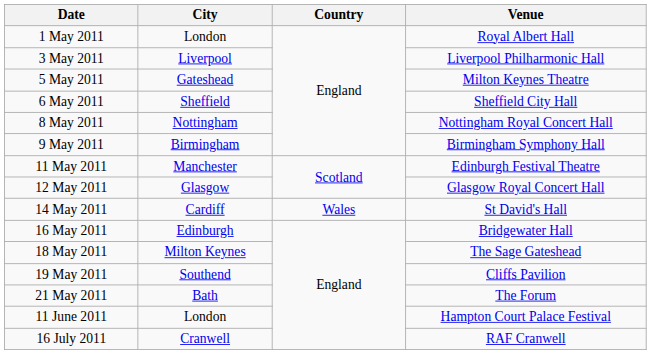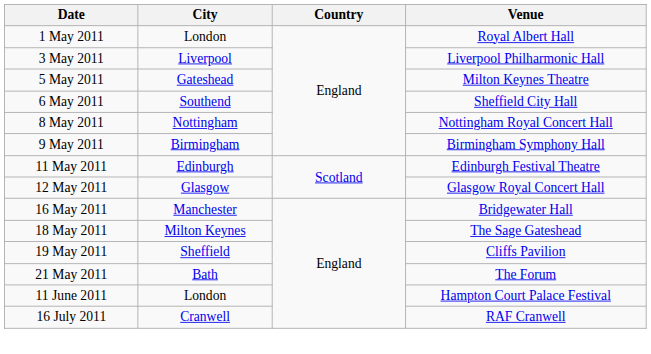(205, 101) Sheffield -> (205, 101) Southend
(205, 166) Manchester -> (205, 166) Edinburgh
- row: (71, 209)
(205, 230) Edinburgh -> (205, 209) Manchester
(205, 274) Southend -> (205, 252) Sheffield
